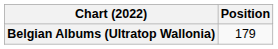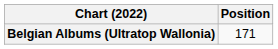(245, 34) 179 -> (245, 34) 171
